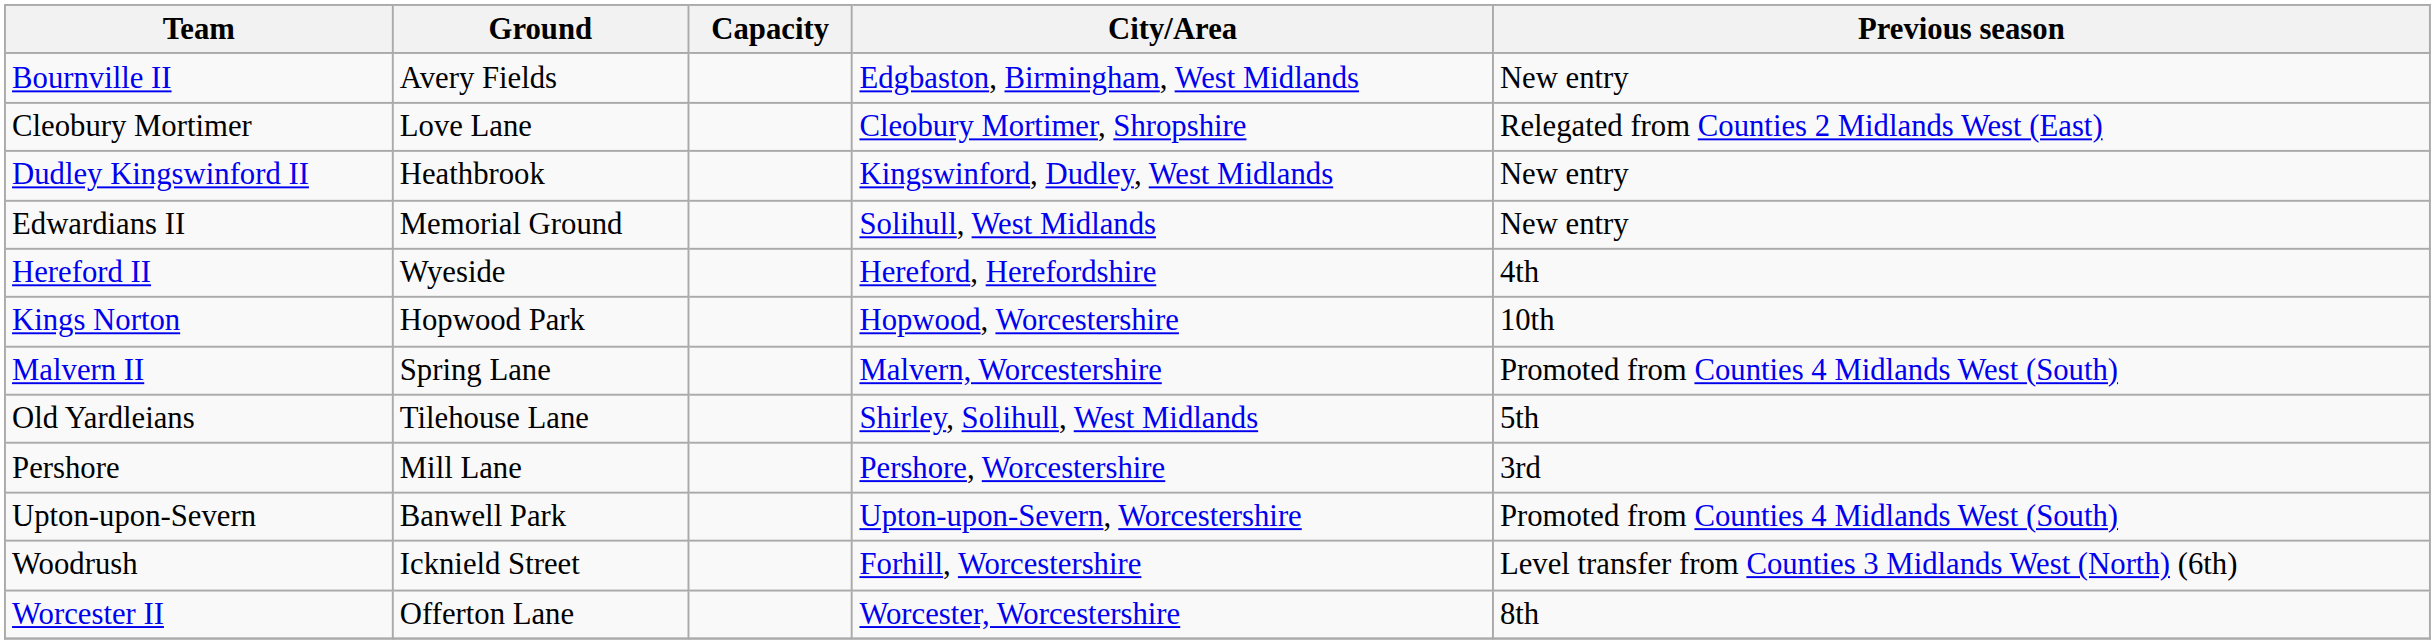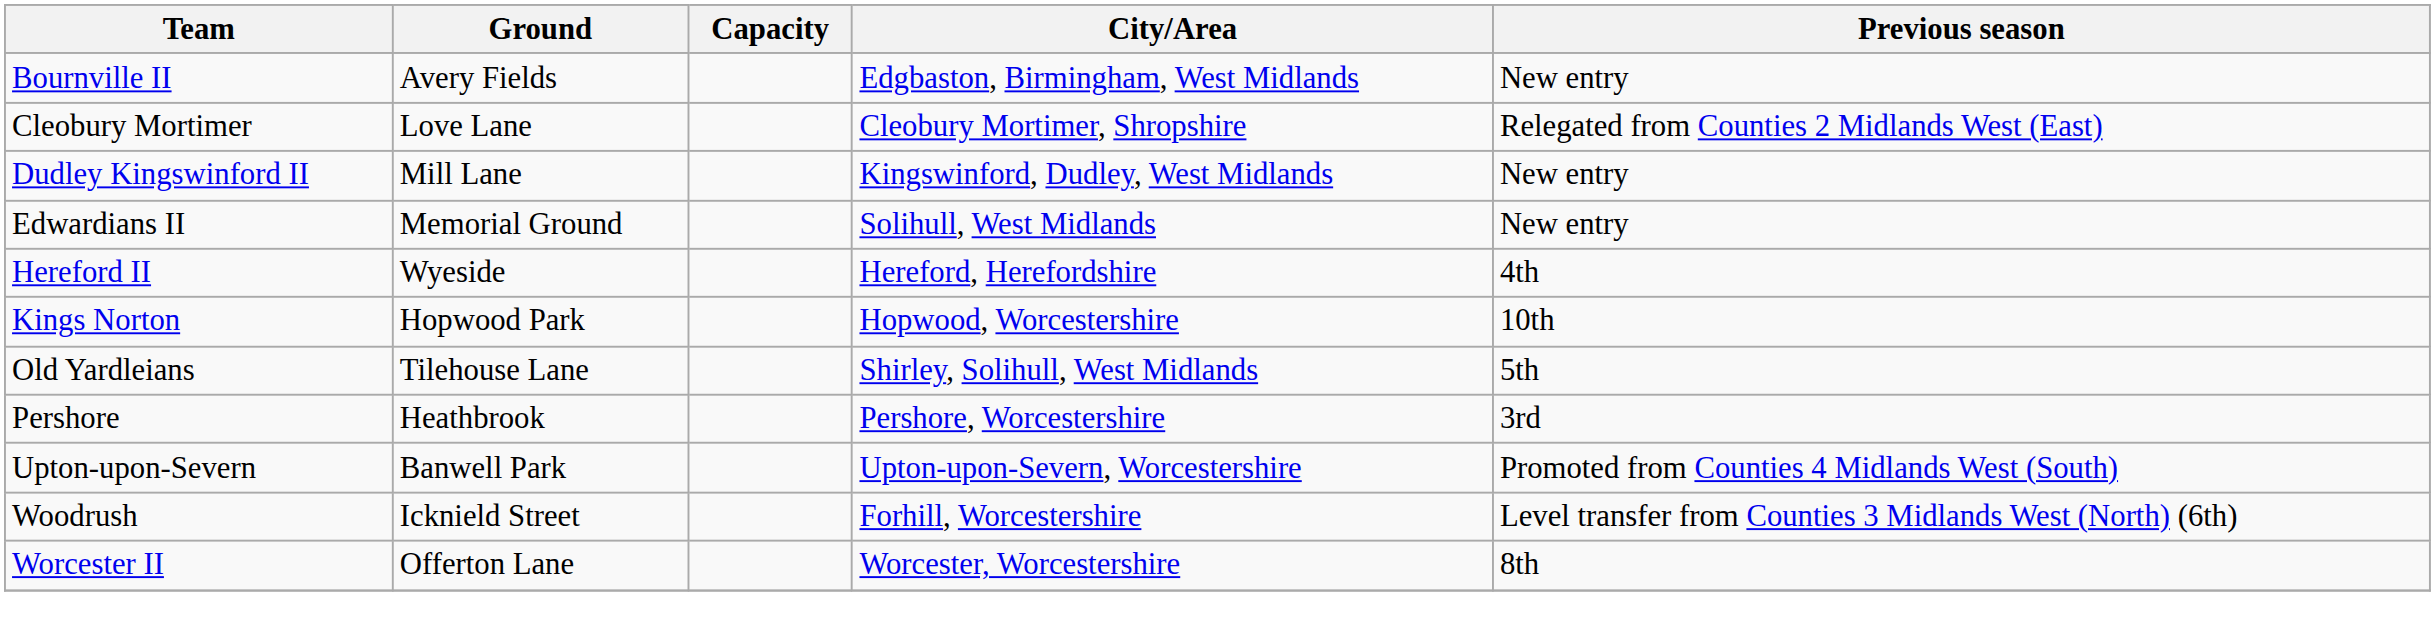(472, 175) Heathbrook -> (461, 175) Mill Lane
- row: (78, 369)
(461, 467) Mill Lane -> (472, 418) Heathbrook
